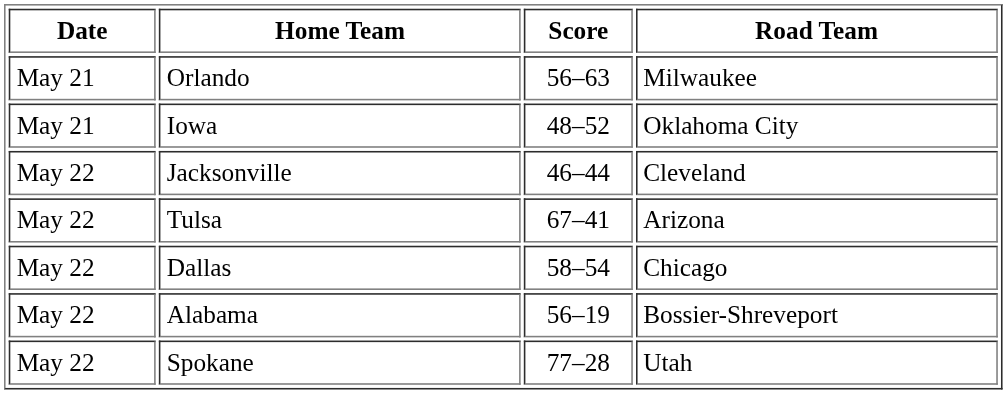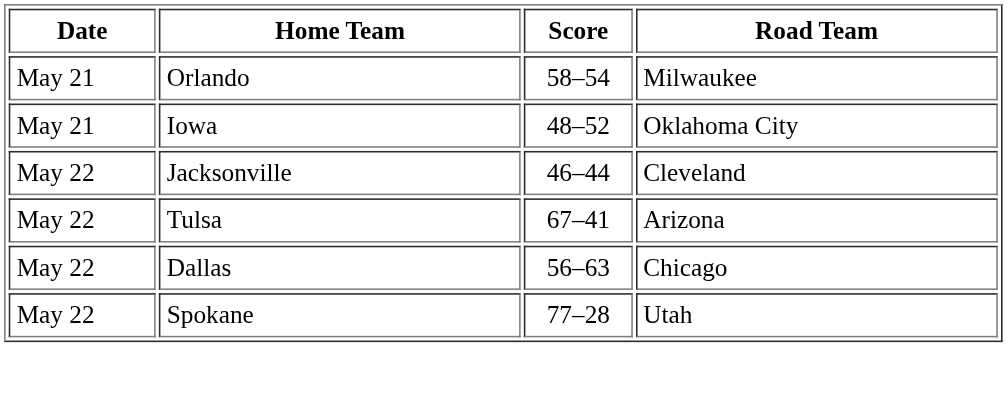(578, 77) 56–63 -> (578, 77) 58–54
(578, 267) 58–54 -> (578, 267) 56–63
- row: (212, 314)
